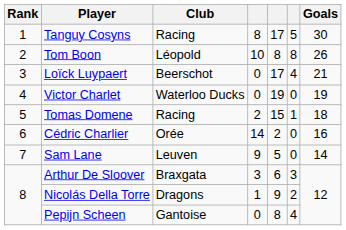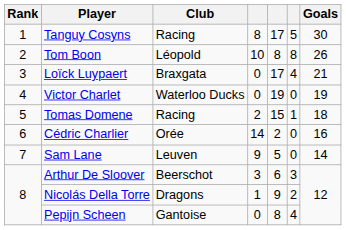(184, 74) Beerschot -> (181, 74) Braxgata
(181, 174) Braxgata -> (184, 174) Beerschot
